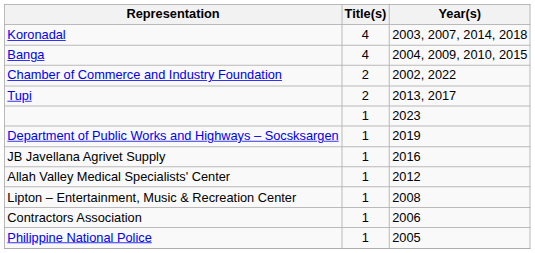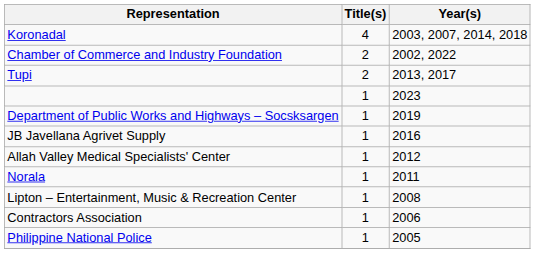- row: (26, 55)
+ row: (26, 177)
